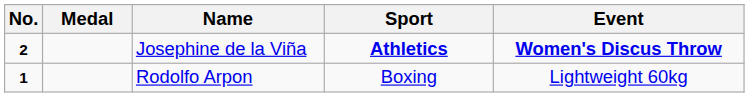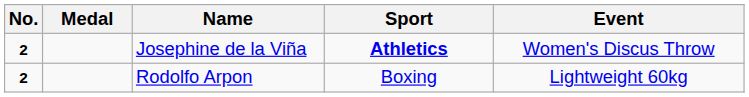(619, 48) bold -> (619, 48) normal
(24, 78) 1 -> (24, 78) 2
